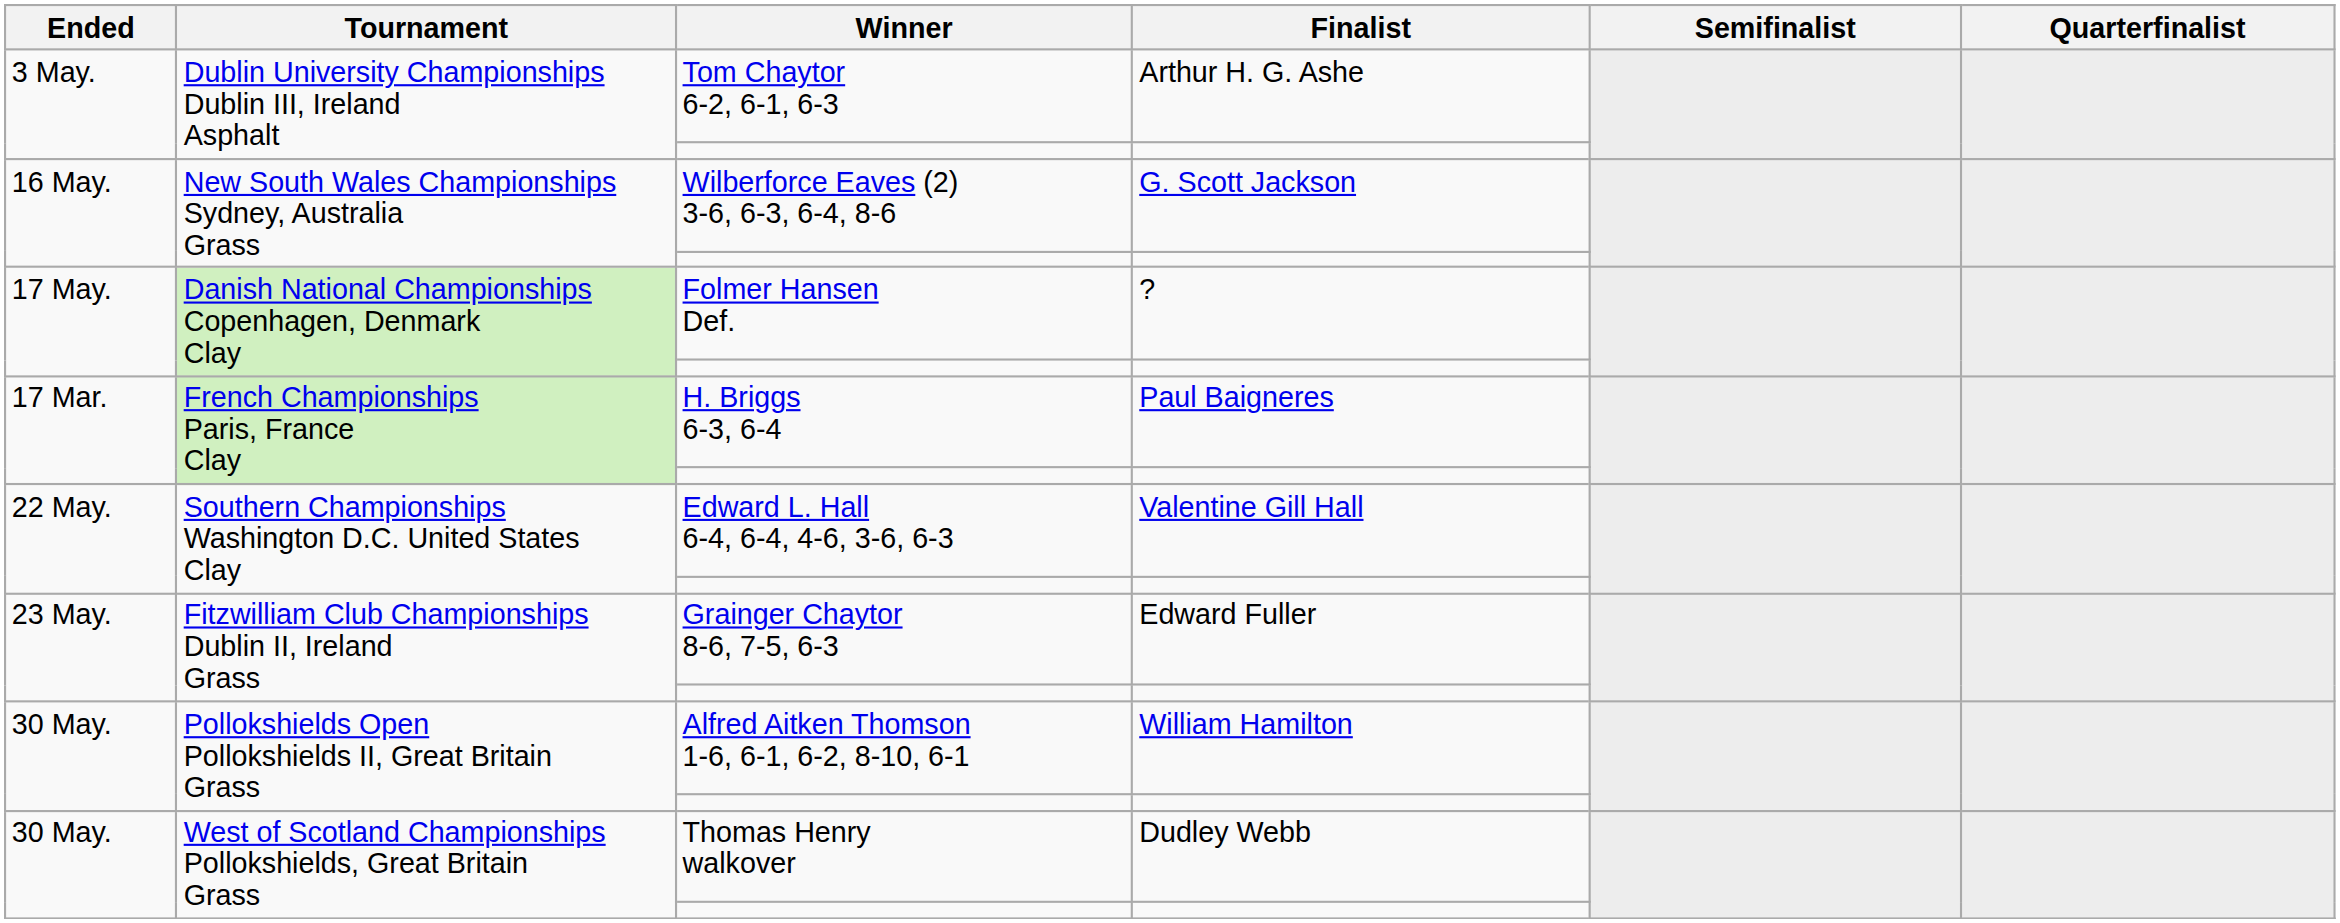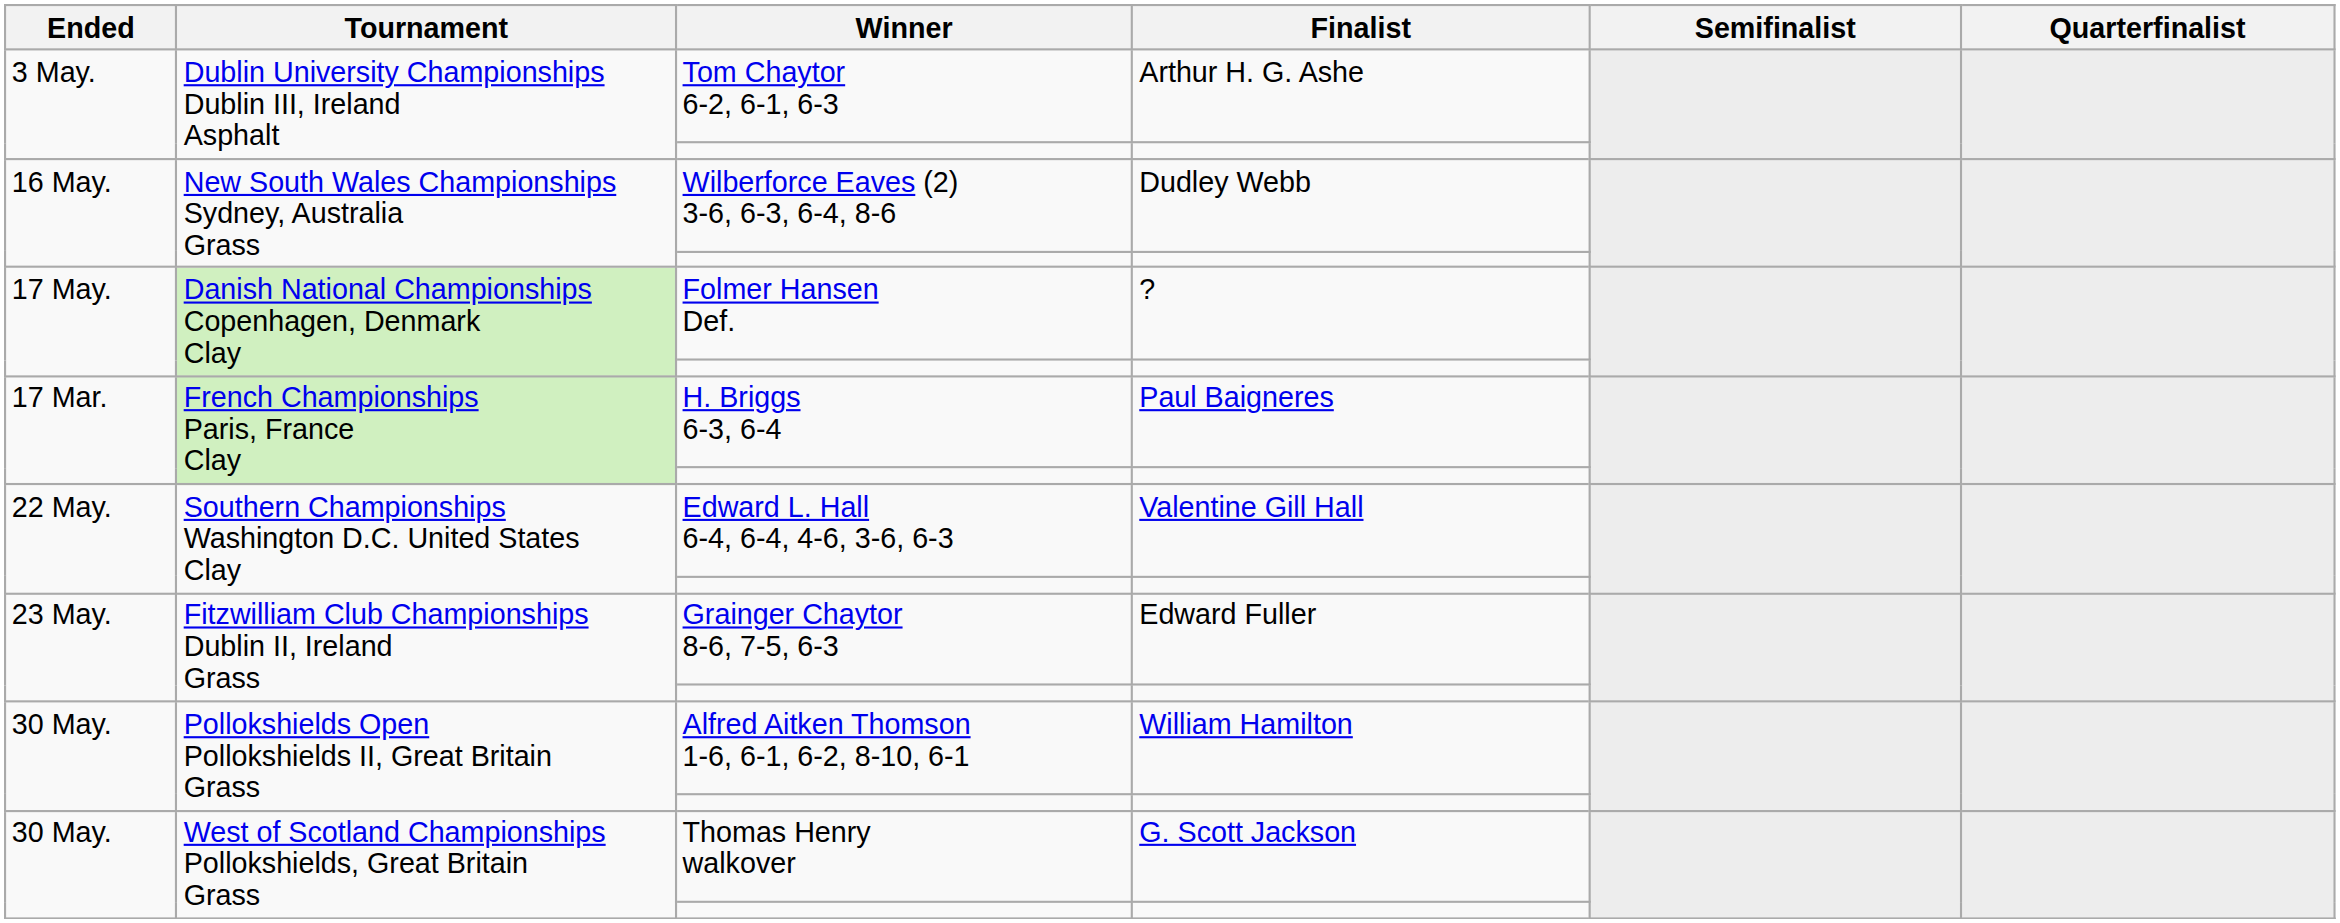(1248, 181) G. Scott Jackson -> (1225, 181) Dudley Webb
(1225, 832) Dudley Webb -> (1248, 832) G. Scott Jackson
